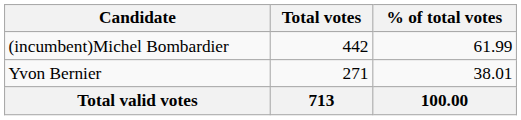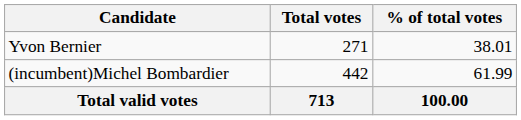rows swapped: (119, 45) <-> (55, 73)
